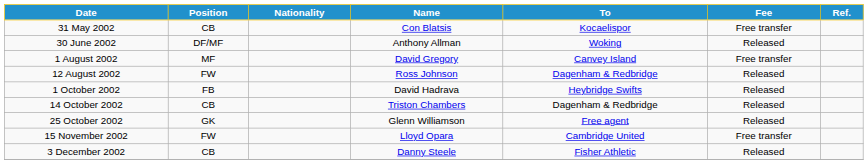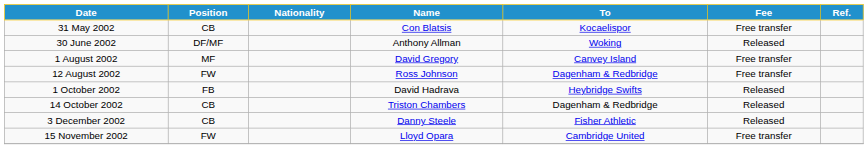(764, 74) Released -> (764, 74) Free transfer
- row: (86, 121)
rows swapped: (86, 136) <-> (86, 152)
